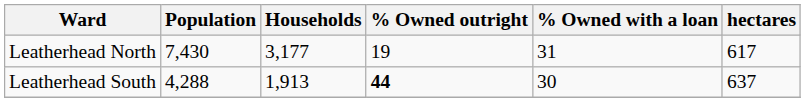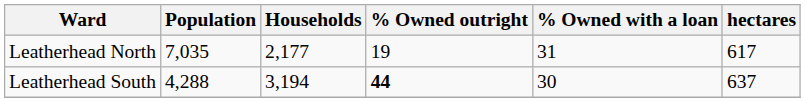(187, 50) 7,430 -> (187, 50) 7,035
(287, 50) 3,177 -> (287, 50) 2,177
(287, 81) 1,913 -> (287, 81) 3,194
